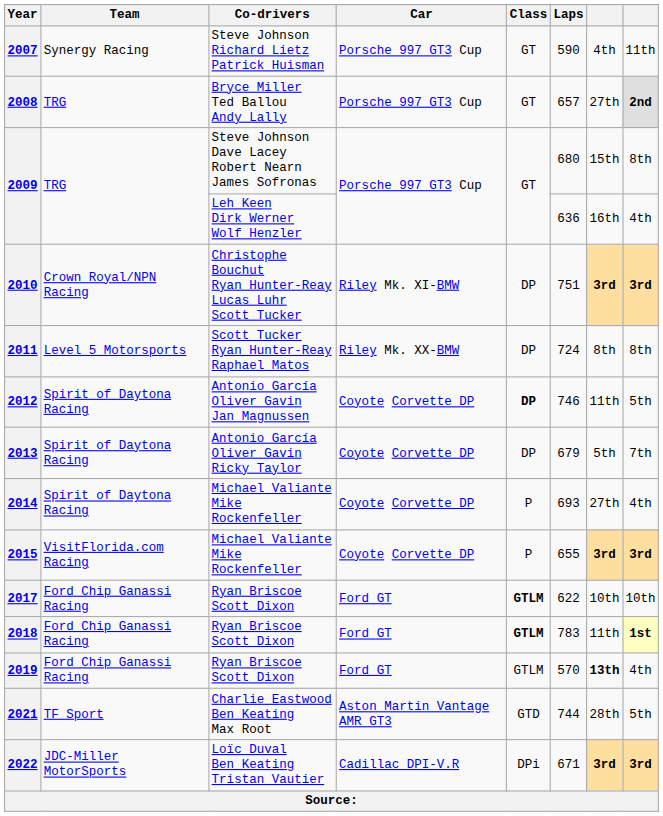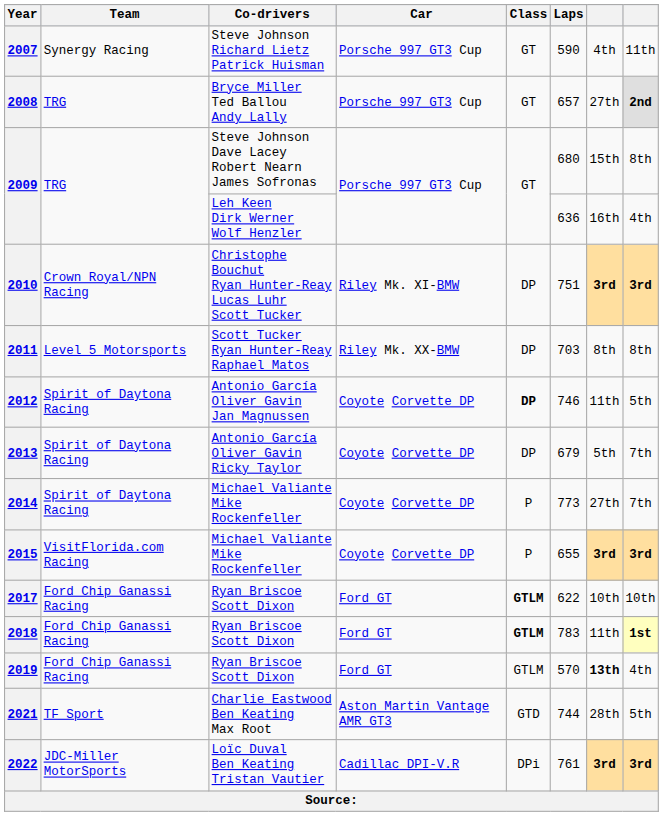(568, 351) 724 -> (568, 351) 703
(568, 504) 693 -> (568, 504) 773
(641, 504) 4th -> (641, 504) 7th
(568, 765) 671 -> (568, 765) 761
